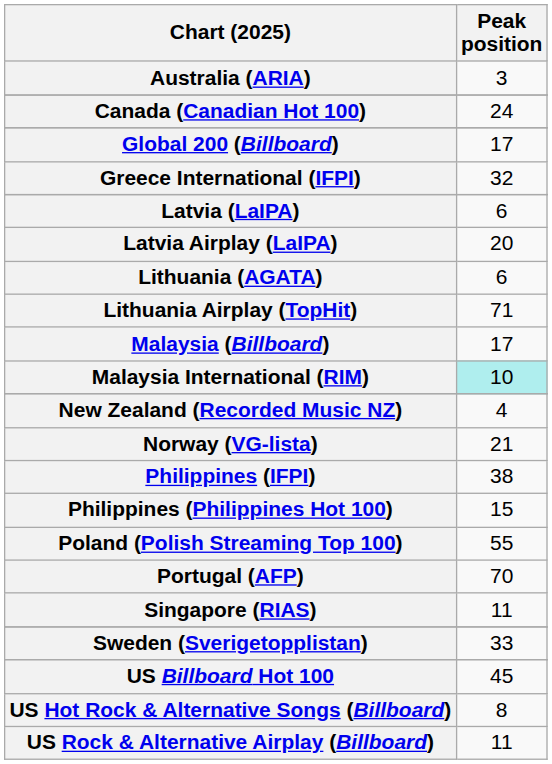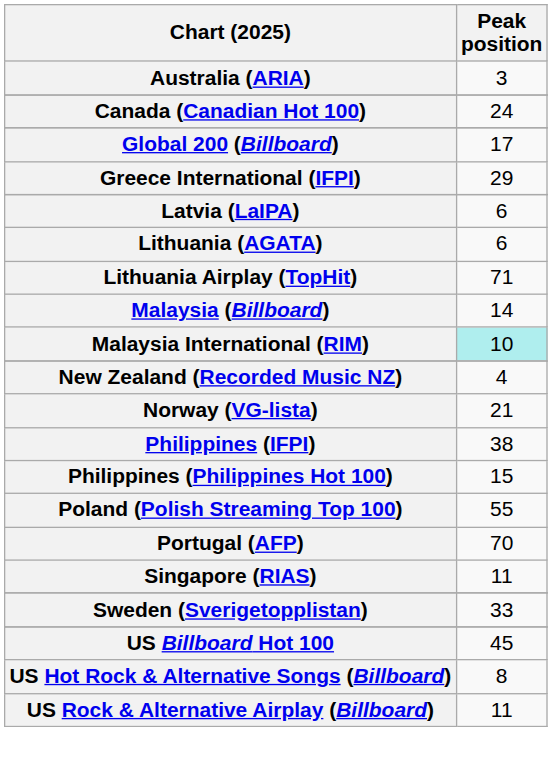(502, 177) 32 -> (502, 177) 29
- row: (230, 244)
(502, 343) 17 -> (502, 310) 14
